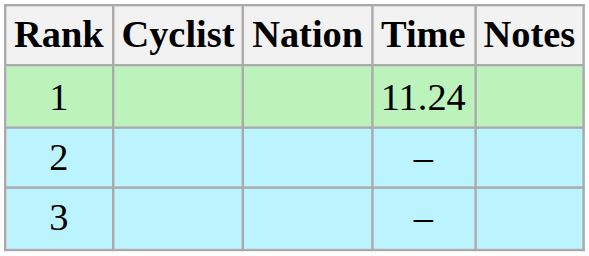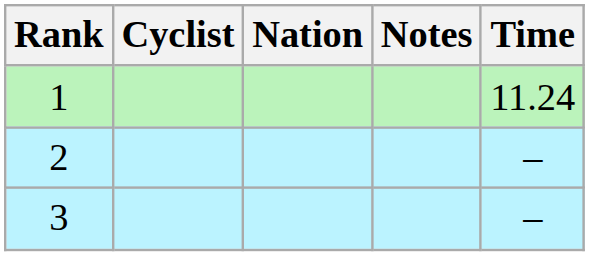columns swapped: (423, 34) <-> (529, 34)
